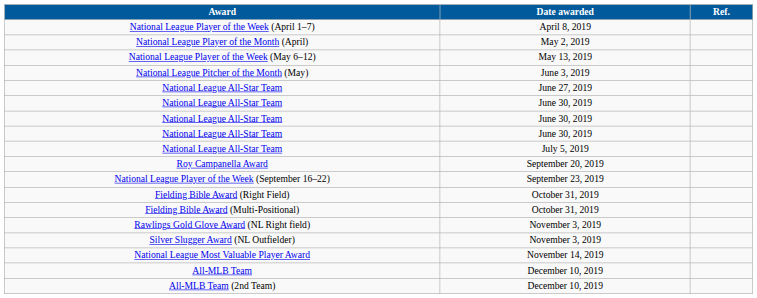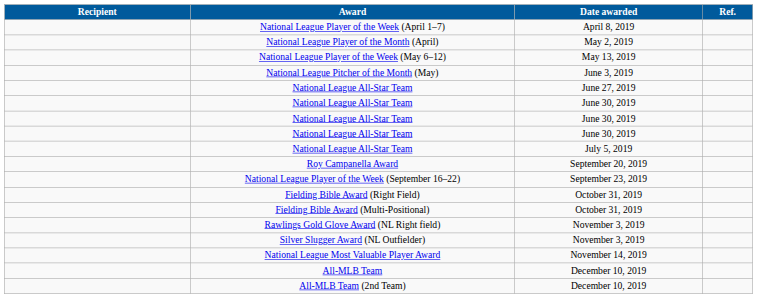+ column: (97, 12)
